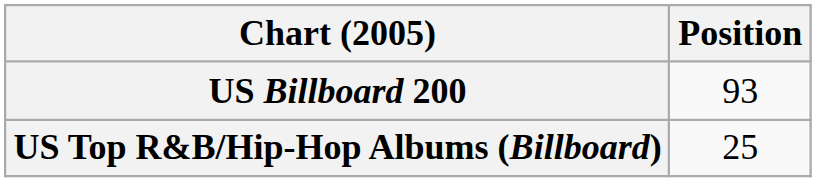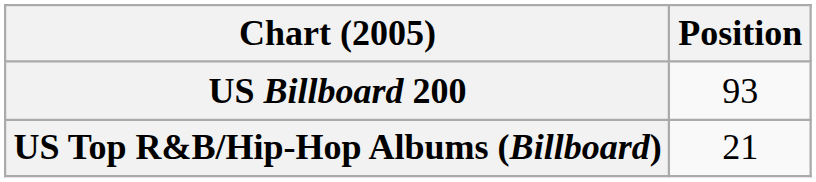(740, 147) 25 -> (740, 147) 21
